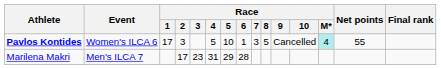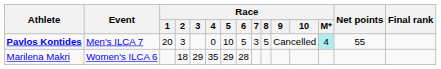(122, 42) Women's ILCA 6 -> (115, 42) Men's ILCA 7
(167, 42) 17 -> (167, 42) 20
(213, 42) 5 -> (213, 42) 0
(244, 42) 1 -> (244, 42) 5
(115, 57) Men's ILCA 7 -> (122, 57) Women's ILCA 6
(183, 57) 17 -> (183, 57) 18
(198, 57) 23 -> (198, 57) 29
(213, 57) 31 -> (213, 57) 35
